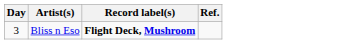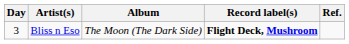+ column: (143, 13)
